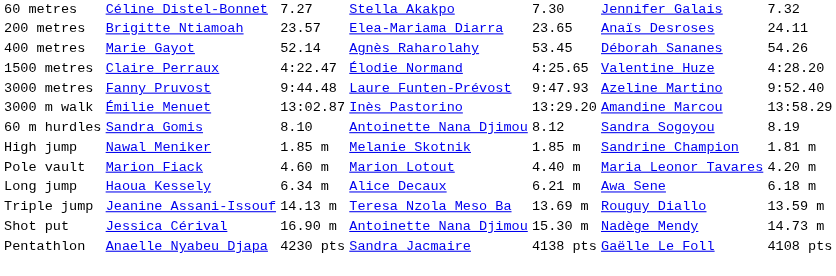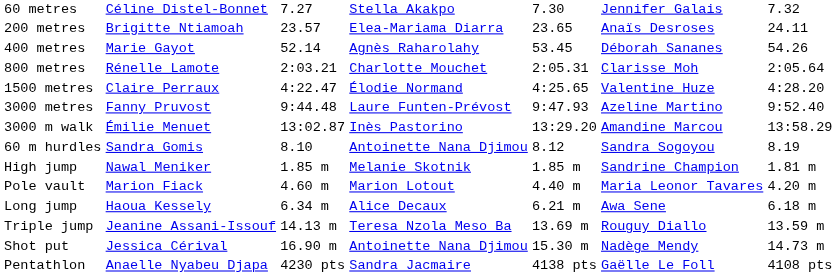+ row: (45, 68)
